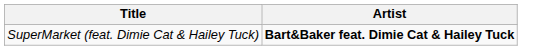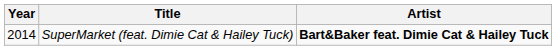+ column: (22, 14)
